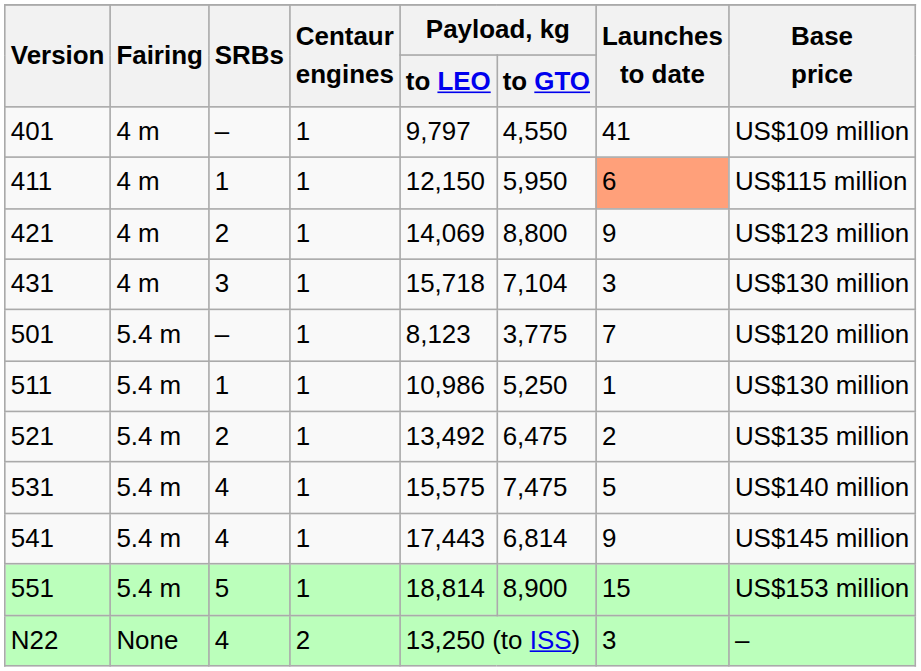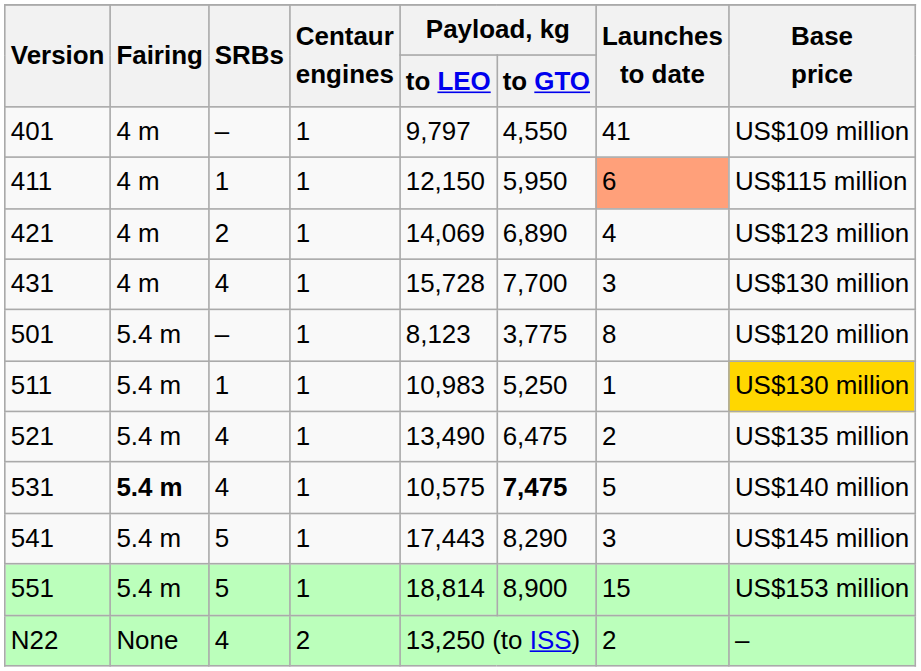(535, 233) 8,800 -> (535, 233) 6,890
(609, 233) 9 -> (609, 233) 4
(222, 284) 3 -> (222, 284) 4
(445, 284) 15,718 -> (445, 284) 15,728
(535, 284) 7,104 -> (535, 284) 7,700
(609, 334) 7 -> (609, 334) 8
(445, 385) 10,986 -> (445, 385) 10,983
(822, 385) no background -> (822, 385) gold background
(222, 436) 2 -> (222, 436) 4
(445, 436) 13,492 -> (445, 436) 13,490
(149, 487) normal -> (150, 487) bold
(445, 487) 15,575 -> (445, 487) 10,575
(535, 487) normal -> (535, 487) bold
(222, 538) 4 -> (222, 538) 5
(535, 538) 6,814 -> (535, 538) 8,290
(609, 538) 9 -> (609, 538) 3
(609, 639) 3 -> (609, 639) 2
